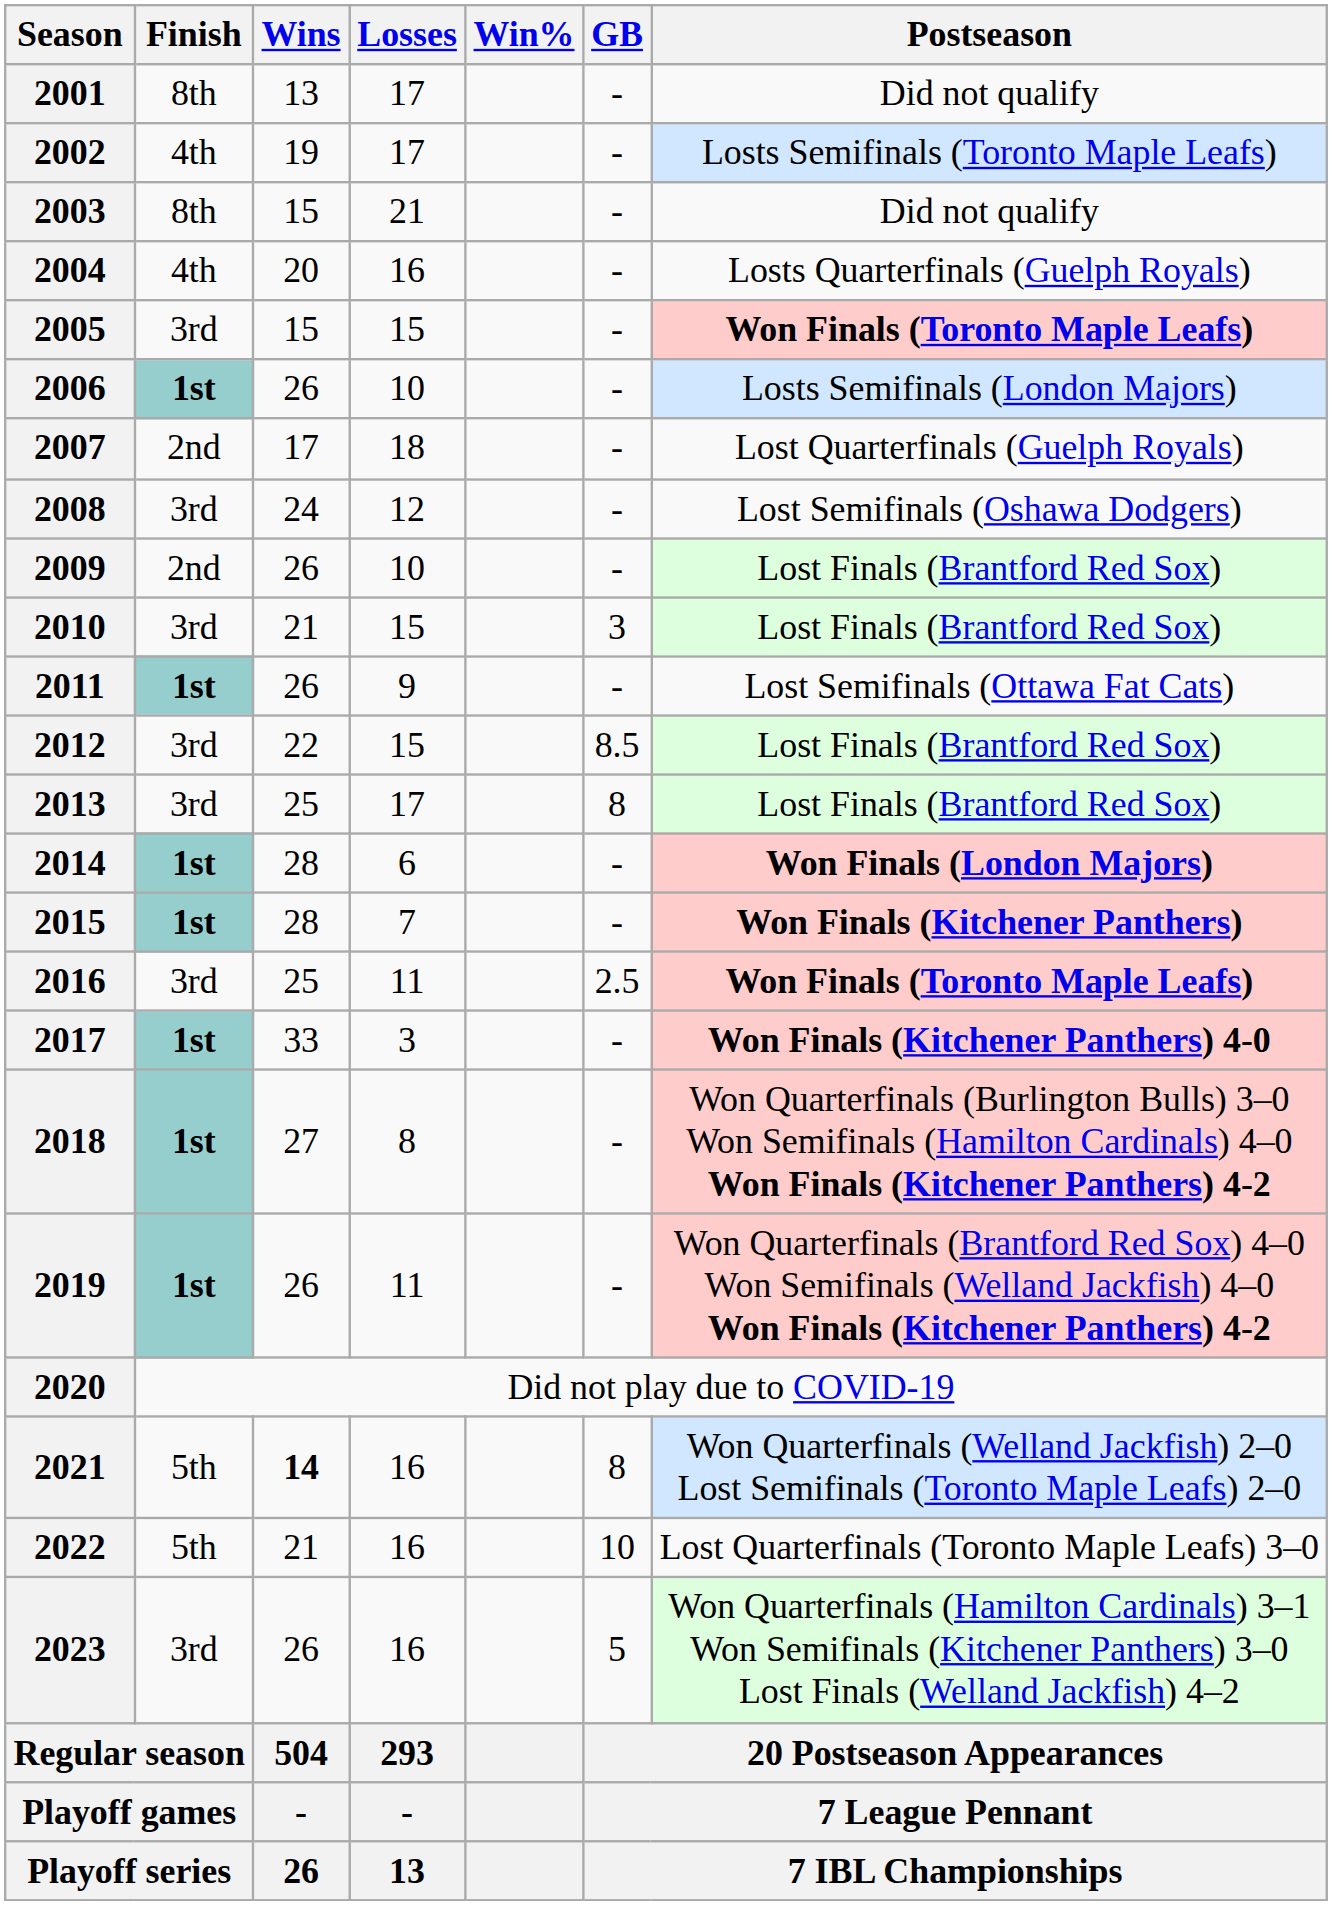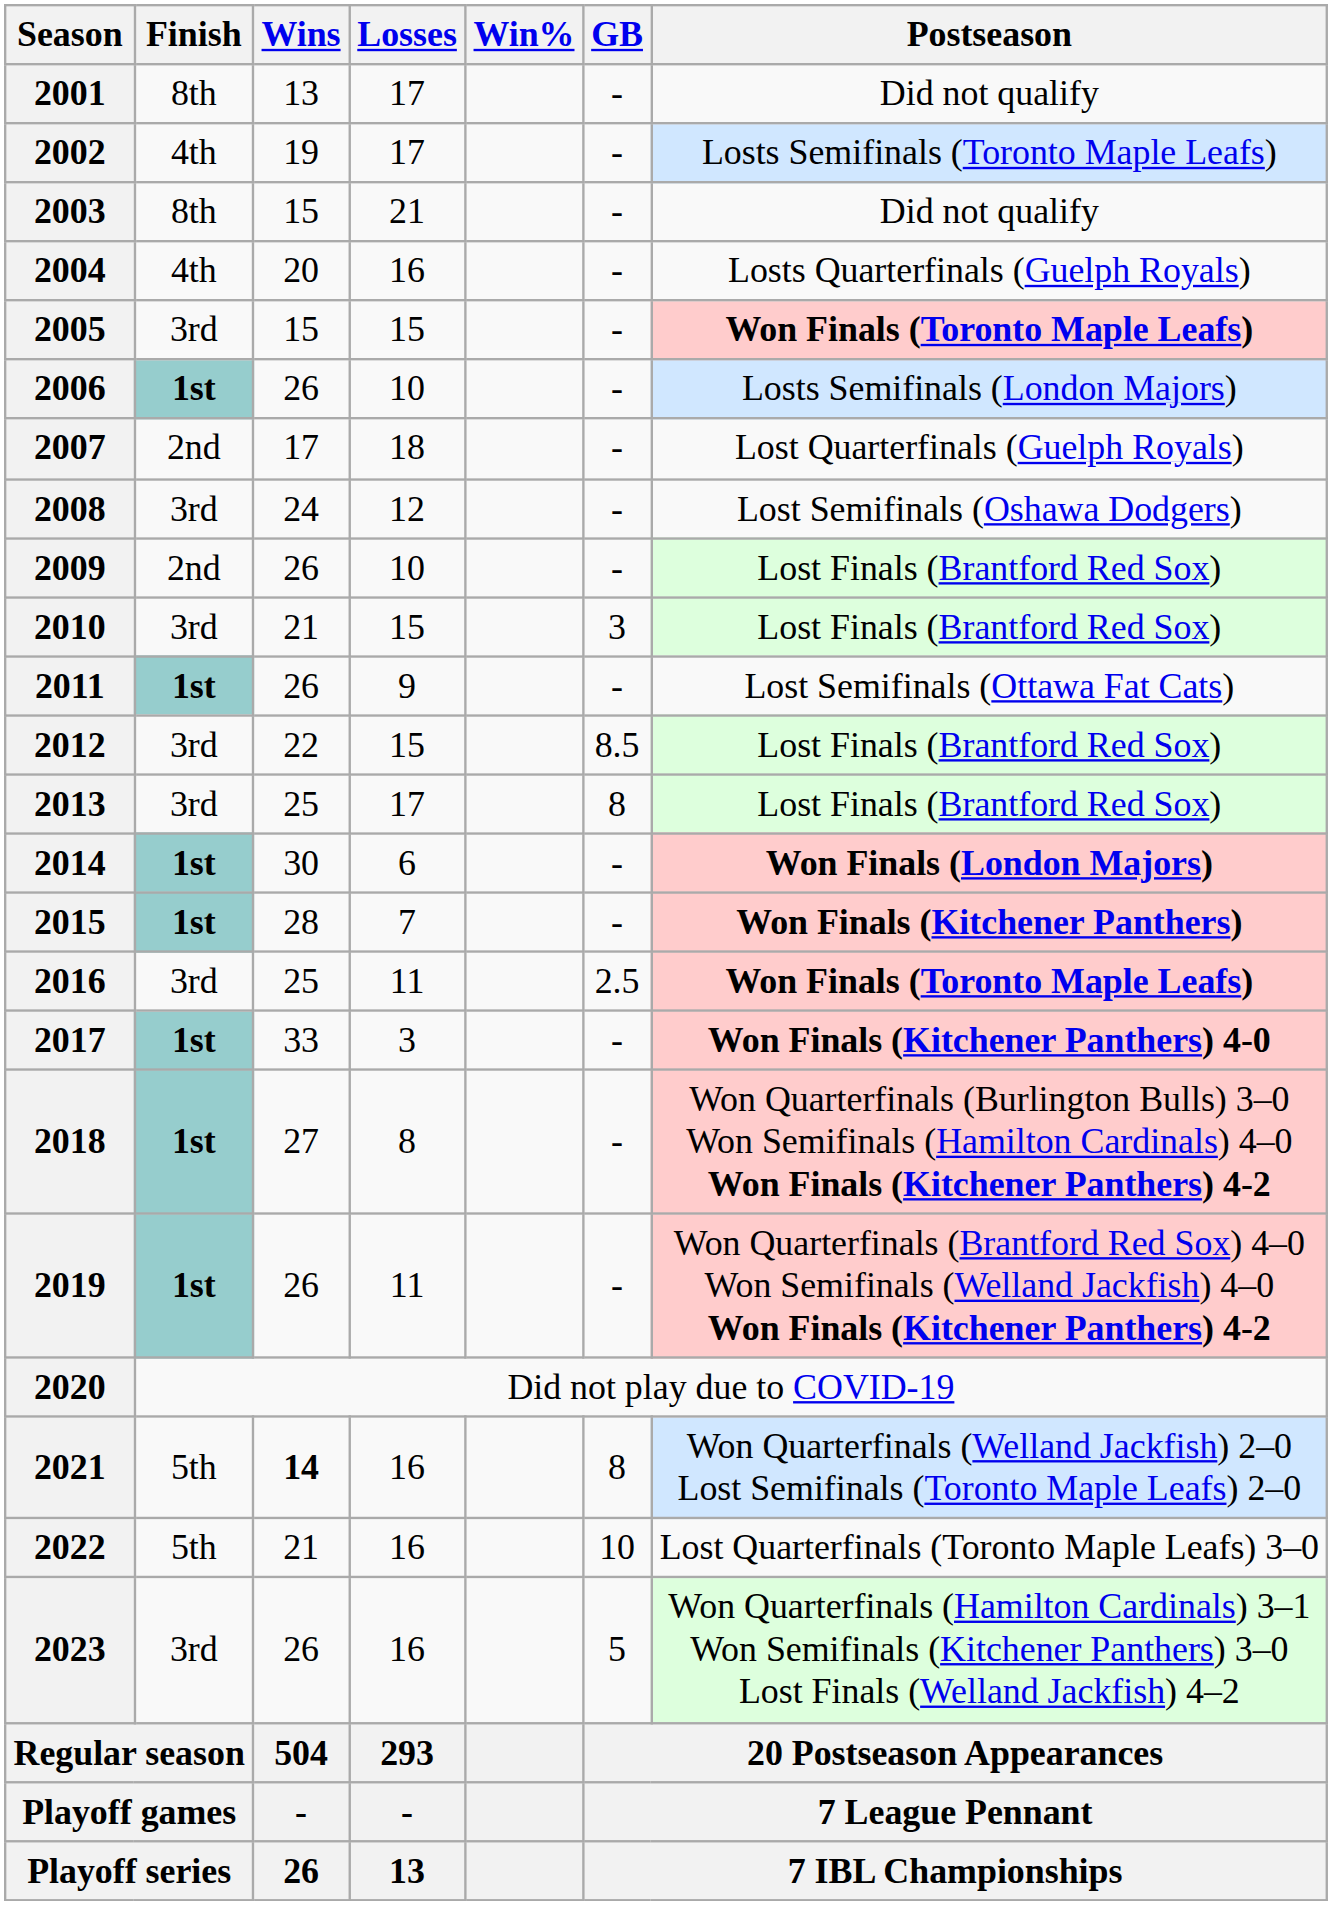(301, 862) 28 -> (301, 862) 30
